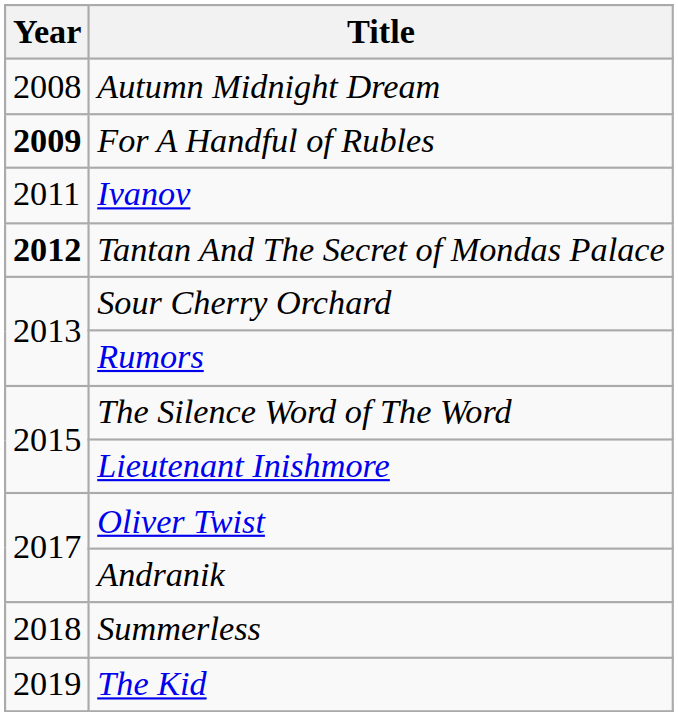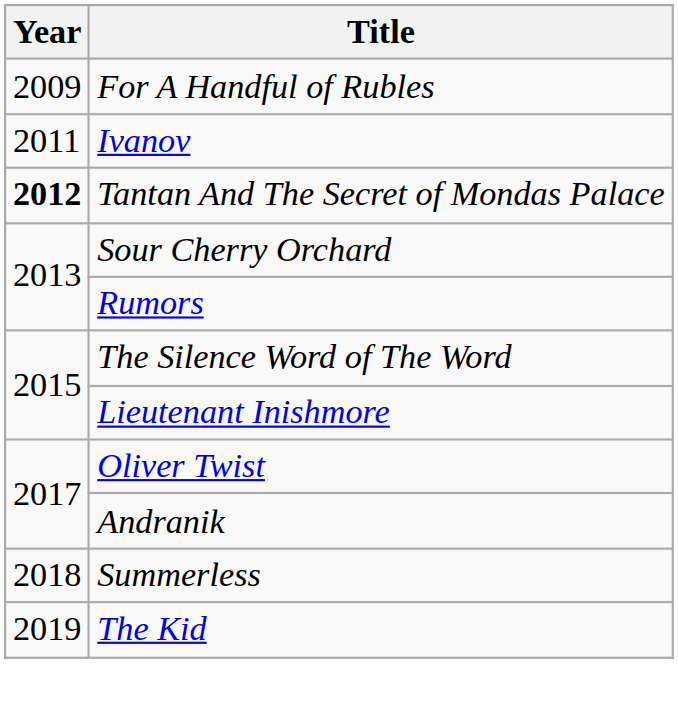- row: (269, 85)
(47, 140) bold -> (47, 85) normal
